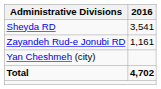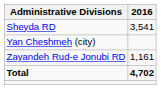rows swapped: (66, 42) <-> (51, 57)
